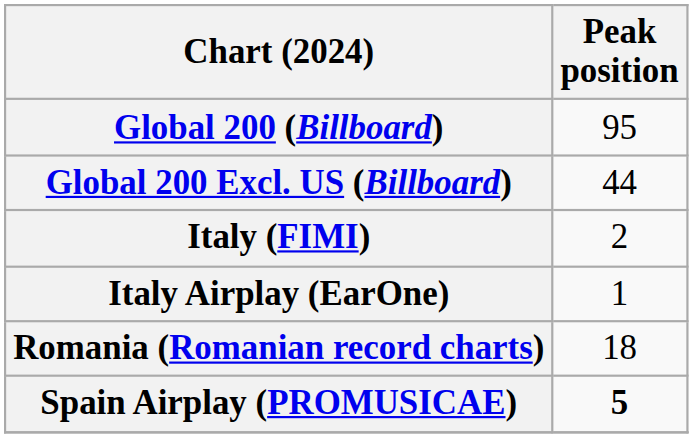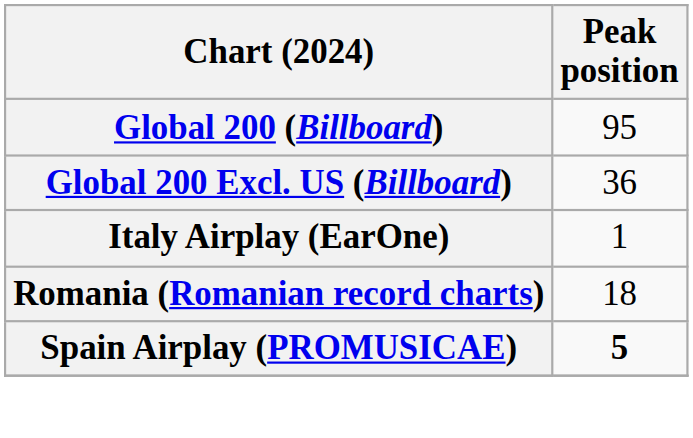(620, 182) 44 -> (620, 182) 36
- row: (279, 237)
